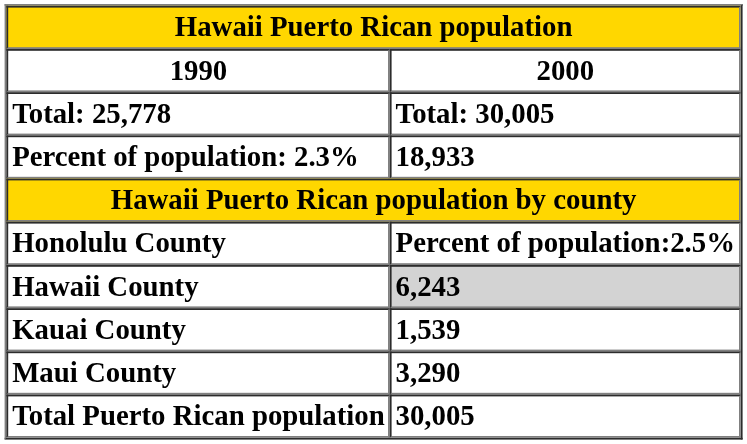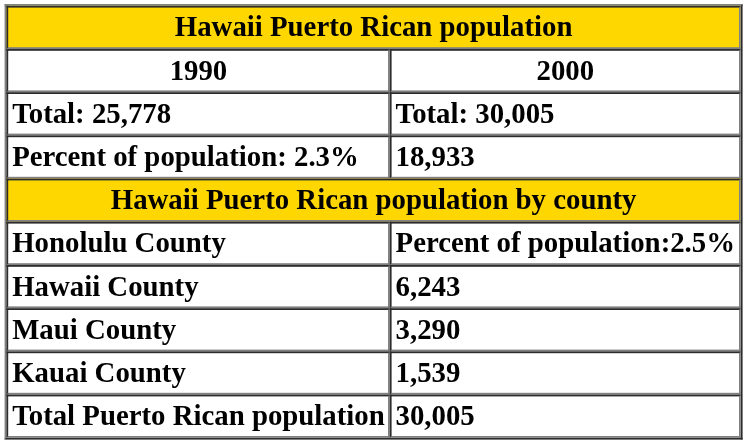(428, 286) lightgrey background -> (428, 286) no background
rows swapped: (94, 372) <-> (99, 329)
